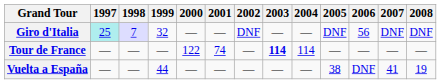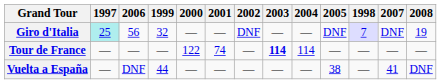columns swapped: (134, 13) <-> (364, 13)
(421, 32) DNF -> (421, 32) 19
(421, 69) 19 -> (421, 69) DNF
